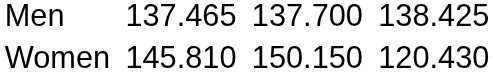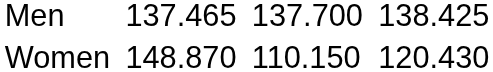(181, 57) 145.810 -> (181, 57) 148.870
(307, 57) 150.150 -> (306, 57) 110.150
